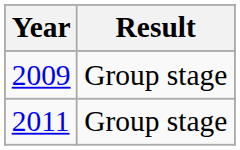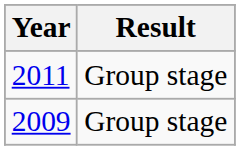rows swapped: (41, 74) <-> (41, 121)
